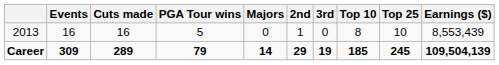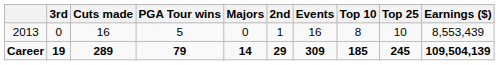columns swapped: (69, 14) <-> (325, 14)
